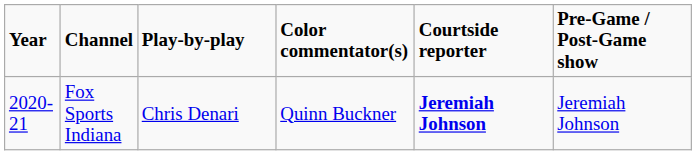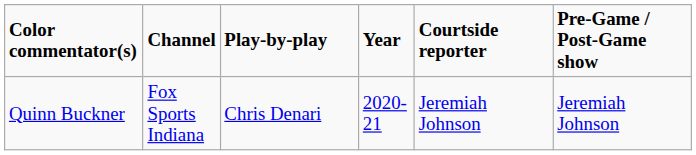columns swapped: (28, 40) <-> (344, 40)
(456, 113) bold -> (453, 113) normal
